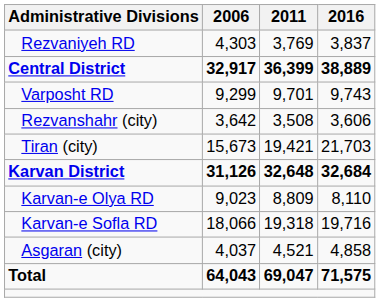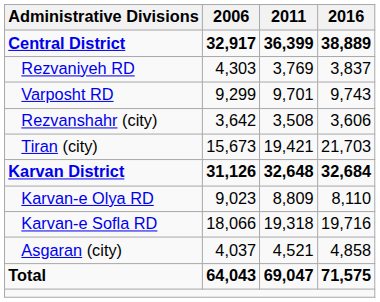rows swapped: (67, 69) <-> (78, 43)
